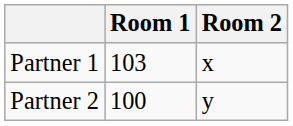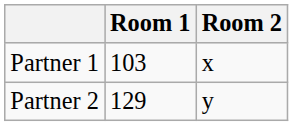(128, 100) 100 -> (128, 100) 129
